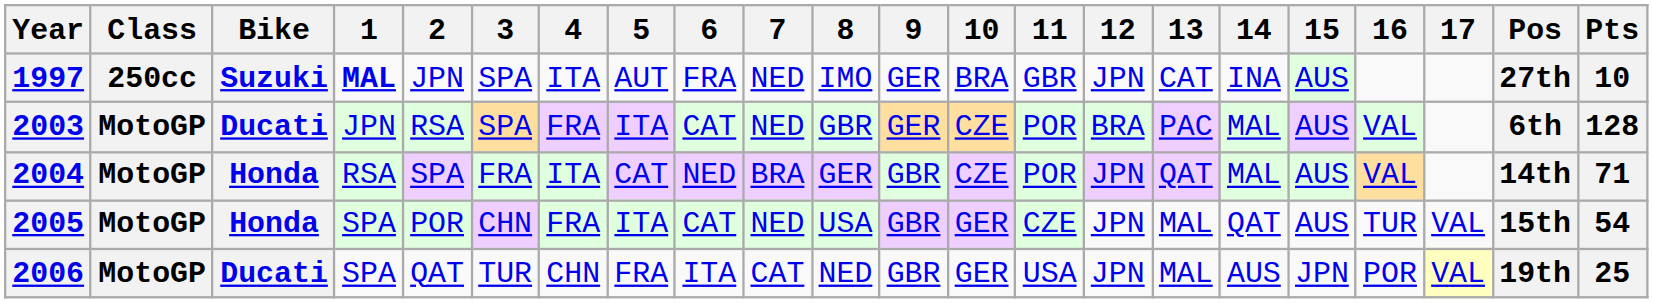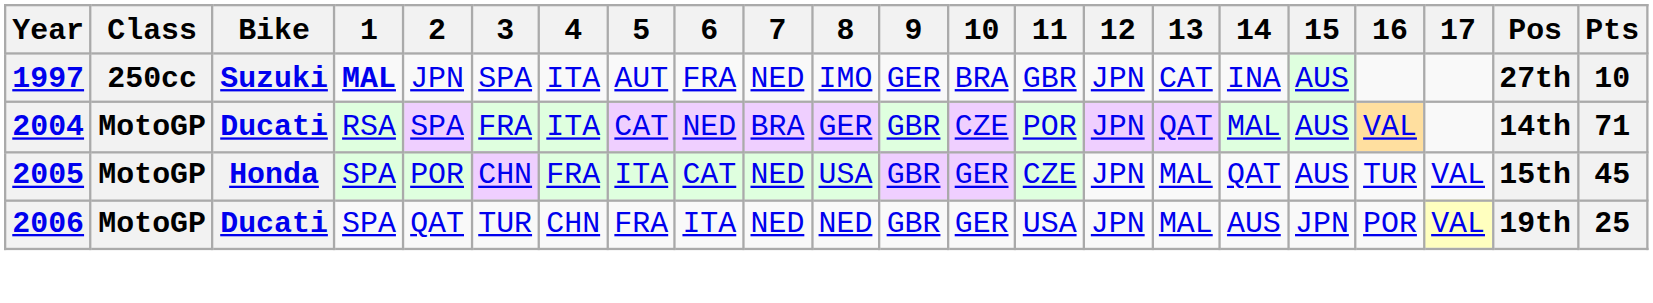- row: (48, 127)
(274, 176) Honda -> (274, 127) Ducati
(1612, 224) 54 -> (1612, 176) 45
(777, 273) CAT -> (777, 224) NED
